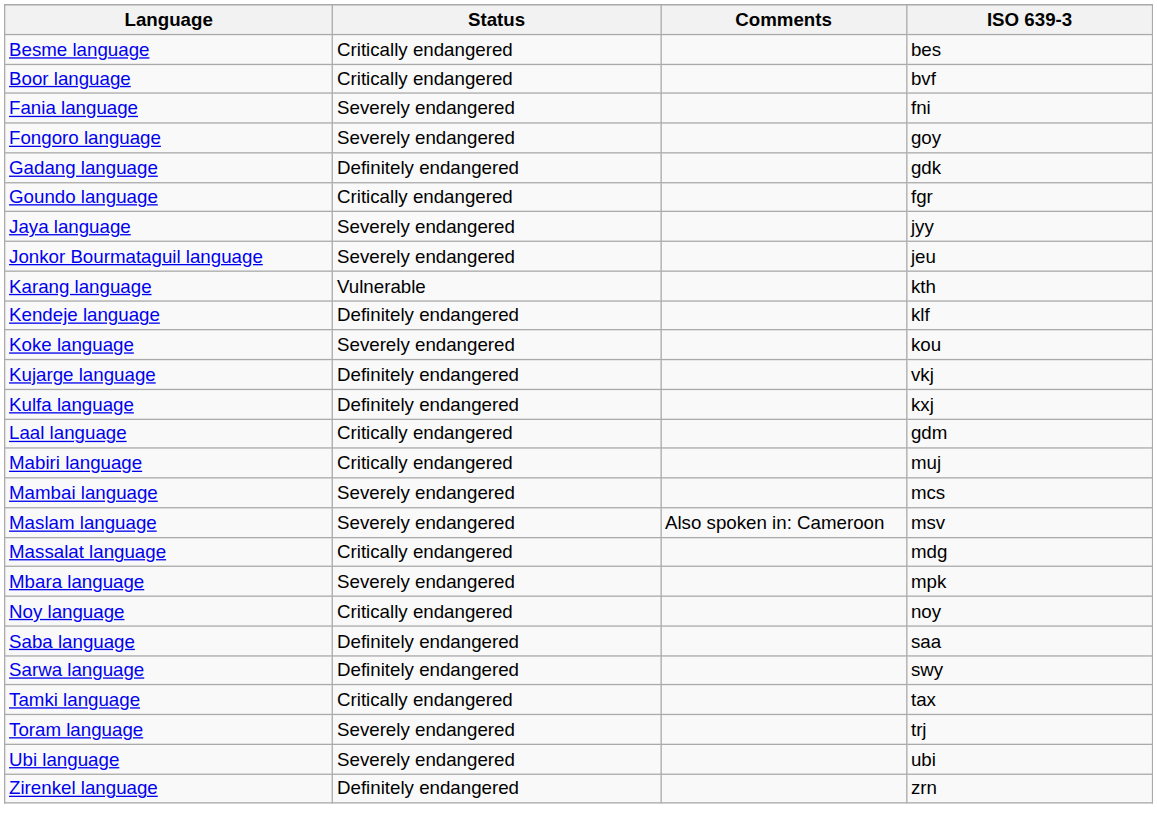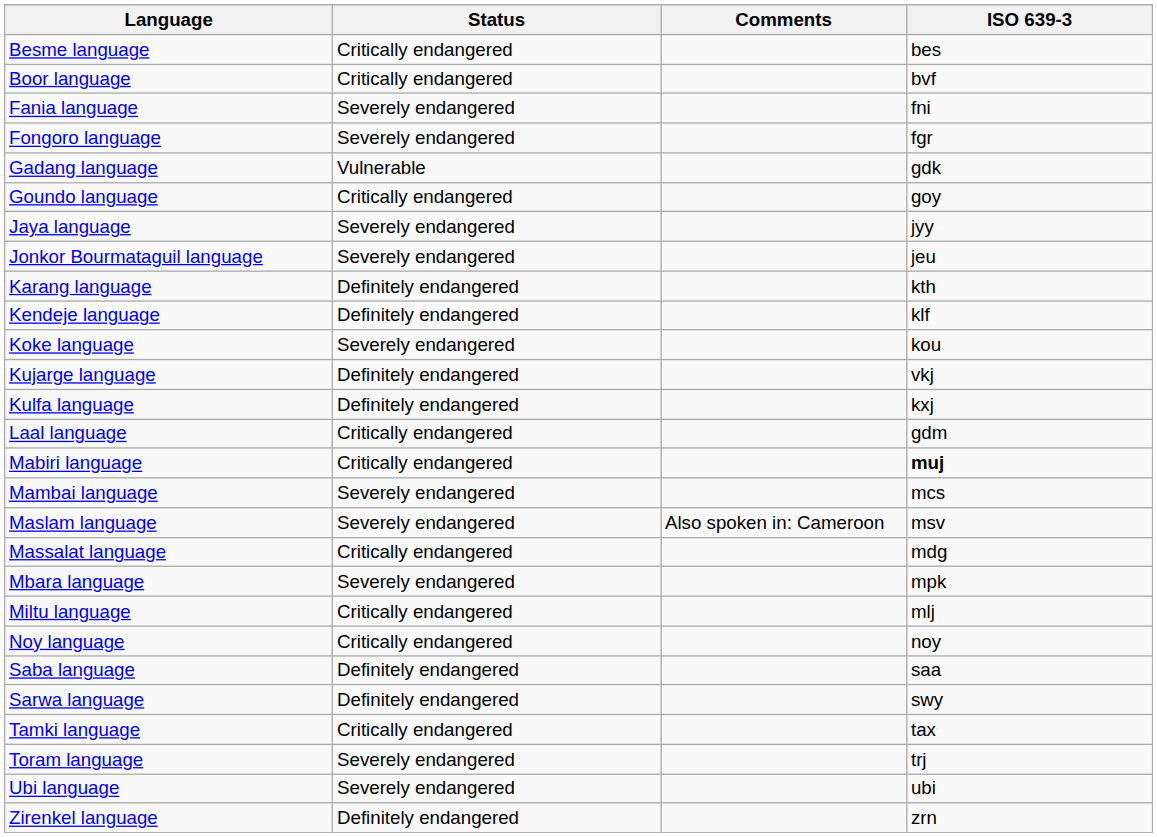(926, 138) goy -> (922, 138) fgr
(428, 167) Definitely endangered -> (381, 167) Vulnerable
(922, 197) fgr -> (926, 197) goy
(381, 286) Vulnerable -> (428, 286) Definitely endangered
(926, 463) normal -> (928, 463) bold
+ row: (70, 611)
